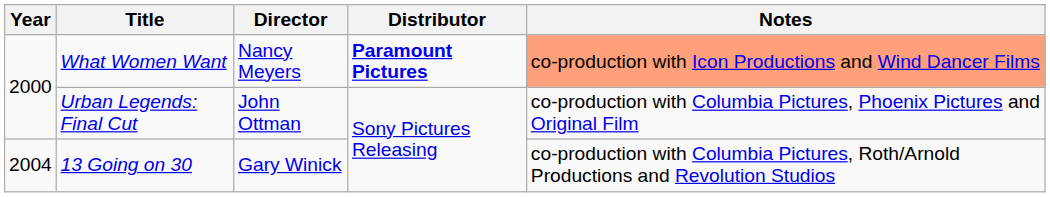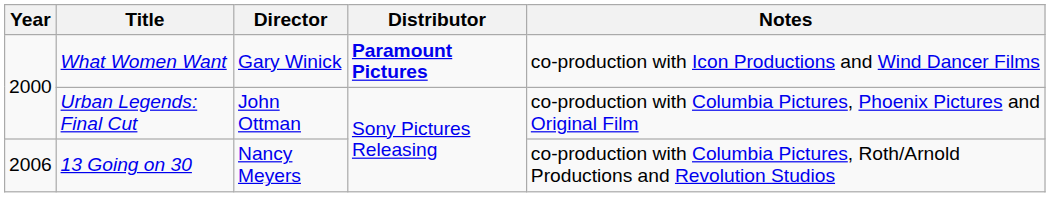(269, 60) Nancy Meyers -> (290, 60) Gary Winick
(785, 60) lightsalmon background -> (785, 60) no background
(30, 165) 2004 -> (30, 165) 2006
(290, 165) Gary Winick -> (269, 165) Nancy Meyers
